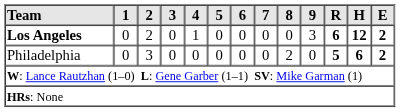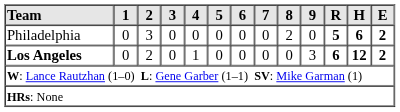rows swapped: (44, 35) <-> (44, 55)
